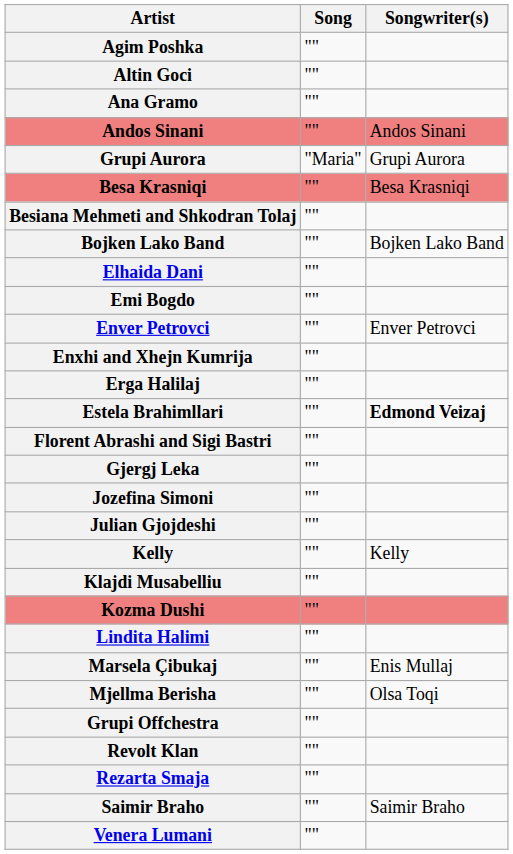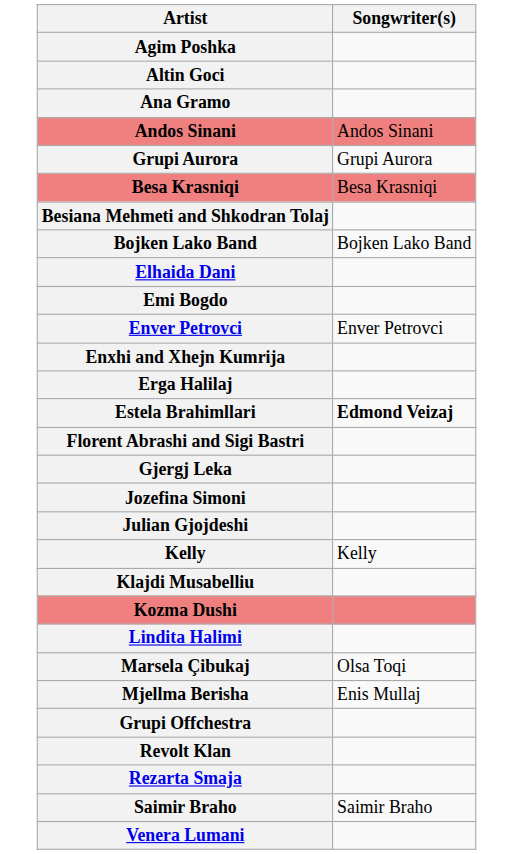- column: (333, 18)
(411, 666) Enis Mullaj -> (372, 666) Olsa Toqi
(404, 694) Olsa Toqi -> (379, 694) Enis Mullaj
